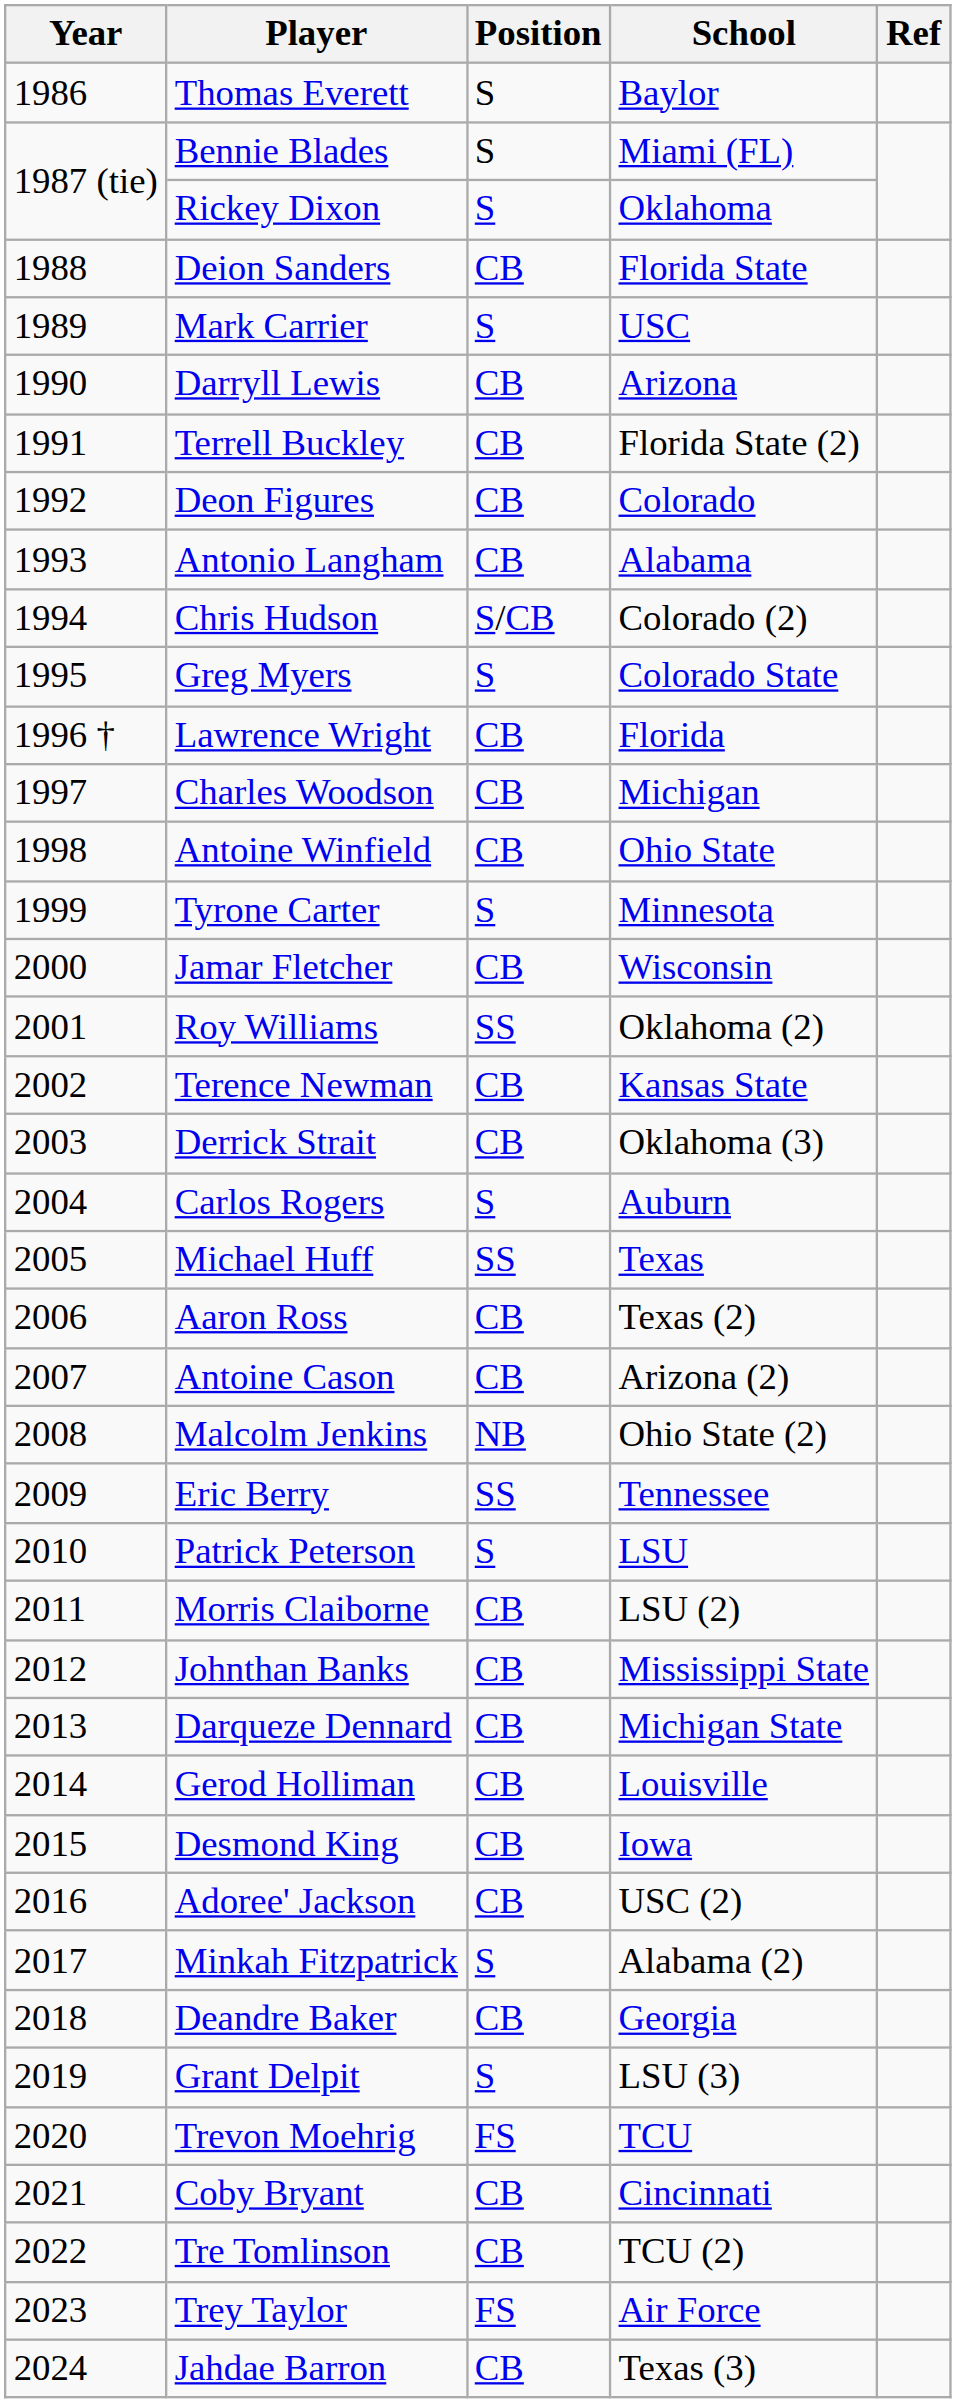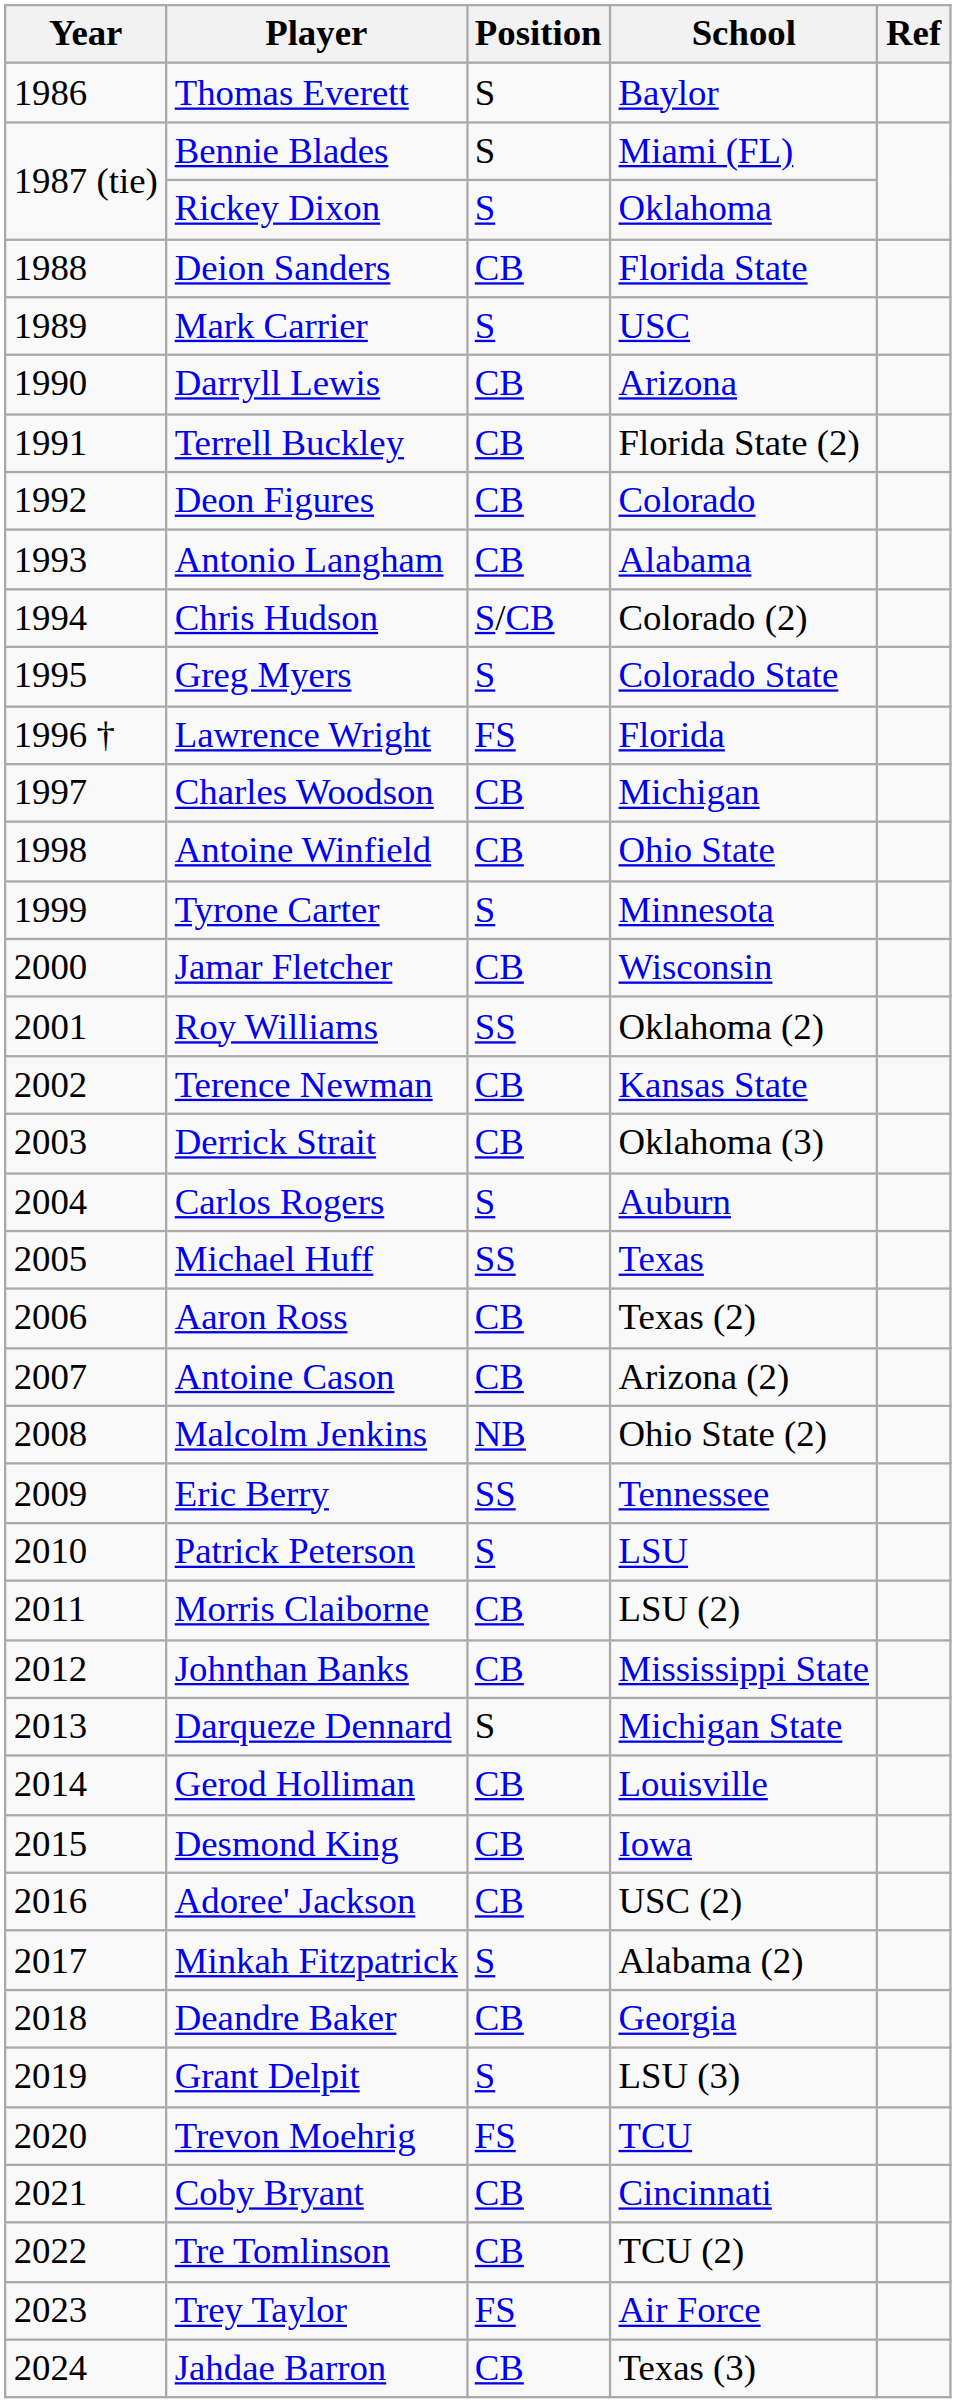(499, 734) CB -> (495, 734) FS
(499, 1726) CB -> (485, 1726) S
